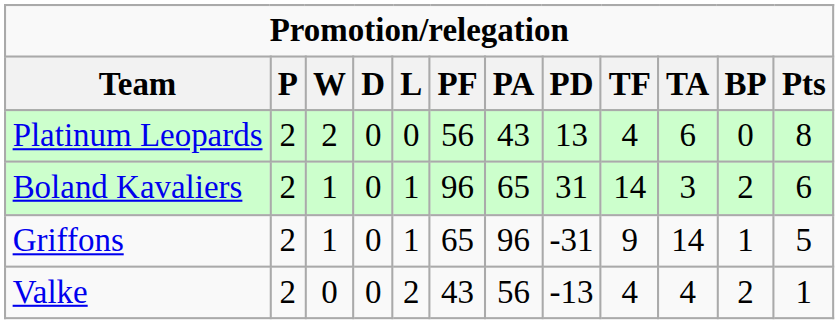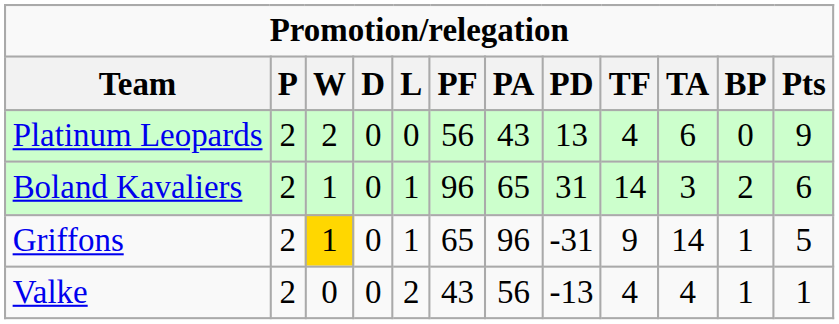(804, 135) 8 -> (804, 135) 9
(330, 239) no background -> (330, 239) gold background
(746, 291) 2 -> (746, 291) 1
